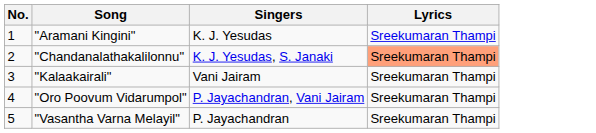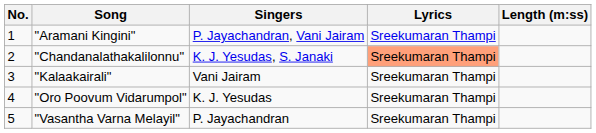+ column: (545, 15)
(232, 36) K. J. Yesudas -> (279, 36) P. Jayachandran, Vani Jairam
(279, 98) P. Jayachandran, Vani Jairam -> (232, 98) K. J. Yesudas
